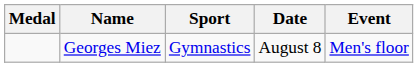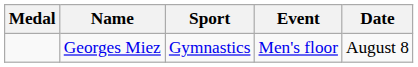columns swapped: (369, 19) <-> (290, 19)
